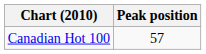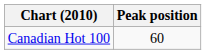(157, 37) 57 -> (157, 37) 60
